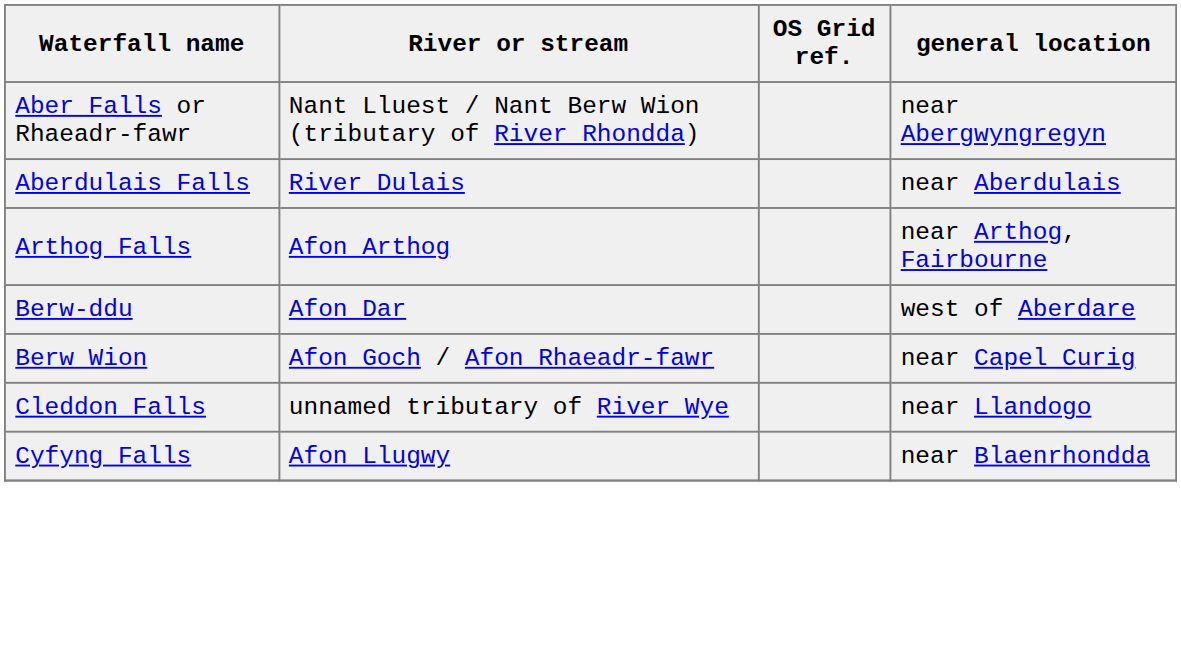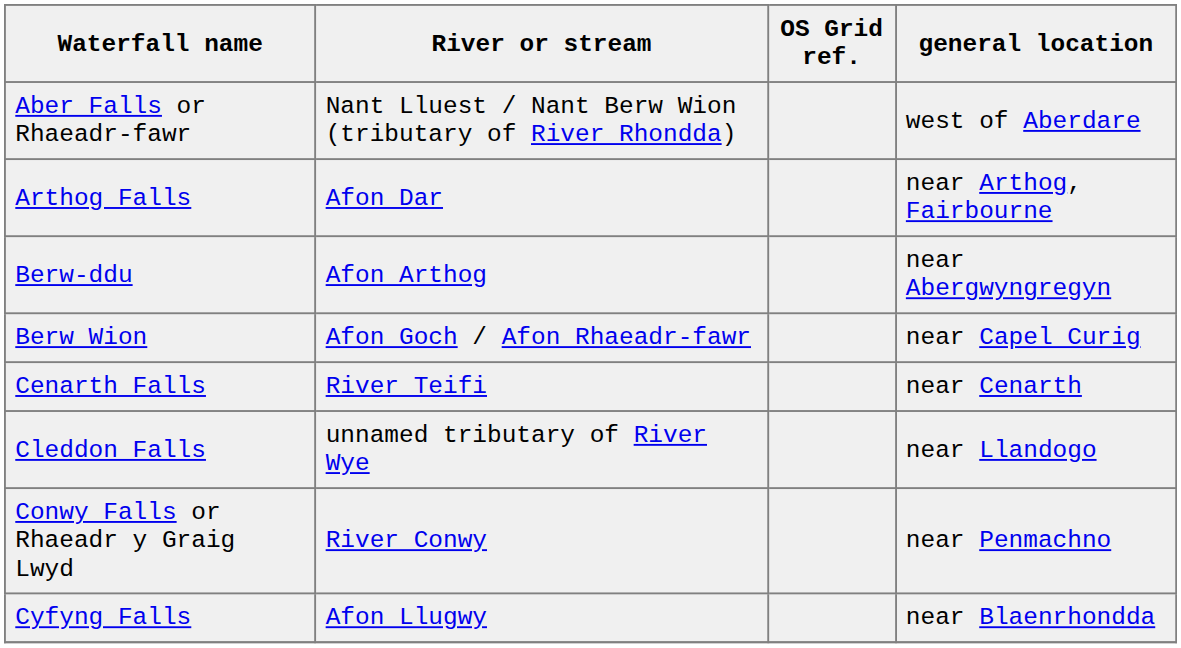(1003, 121) near Abergwyngregyn -> (1023, 121) west of Aberdare
- row: (133, 184)
(370, 247) Afon Arthog -> (384, 198) Afon Dar
(348, 310) Afon Dar -> (406, 275) Afon Arthog
(1018, 310) west of Aberdare -> (1009, 275) near Abergwyngregyn
+ row: (111, 387)
+ row: (125, 541)
